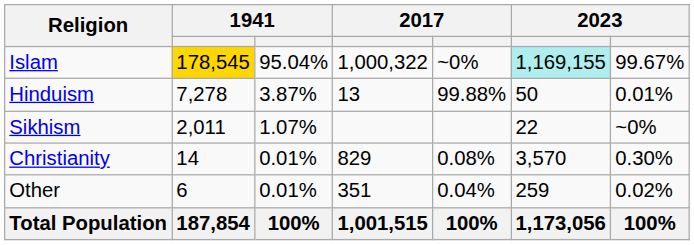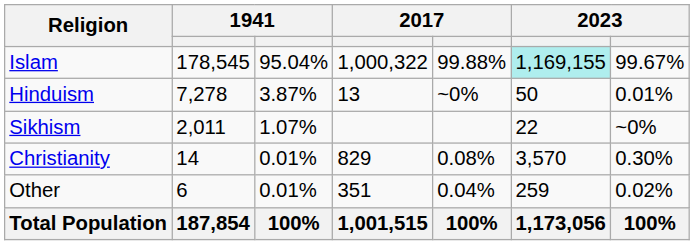(213, 62) gold background -> (213, 62) no background
(458, 62) ~0% -> (472, 62) 99.88%
(472, 94) 99.88% -> (458, 94) ~0%
